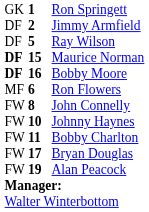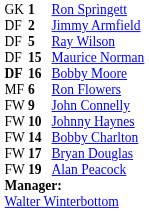(14, 57) bold -> (13, 57) normal
(31, 105) 8 -> (31, 105) 9
(34, 137) 11 -> (35, 137) 14
